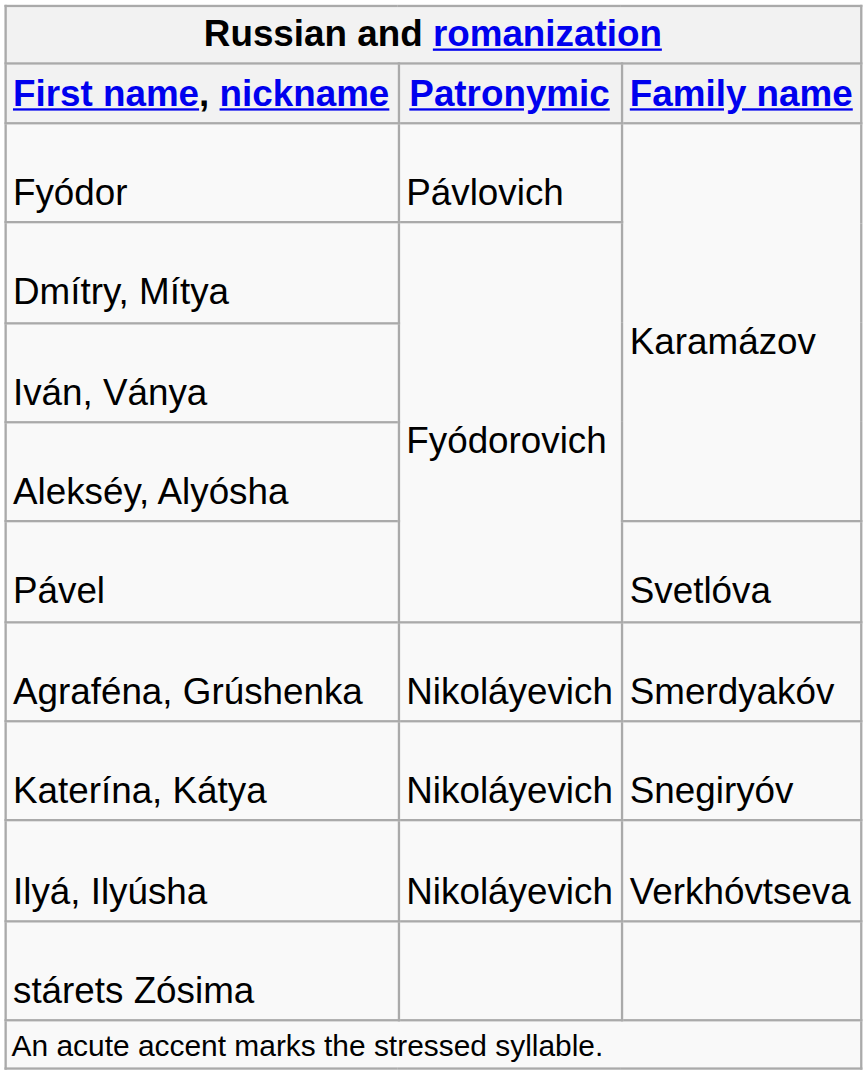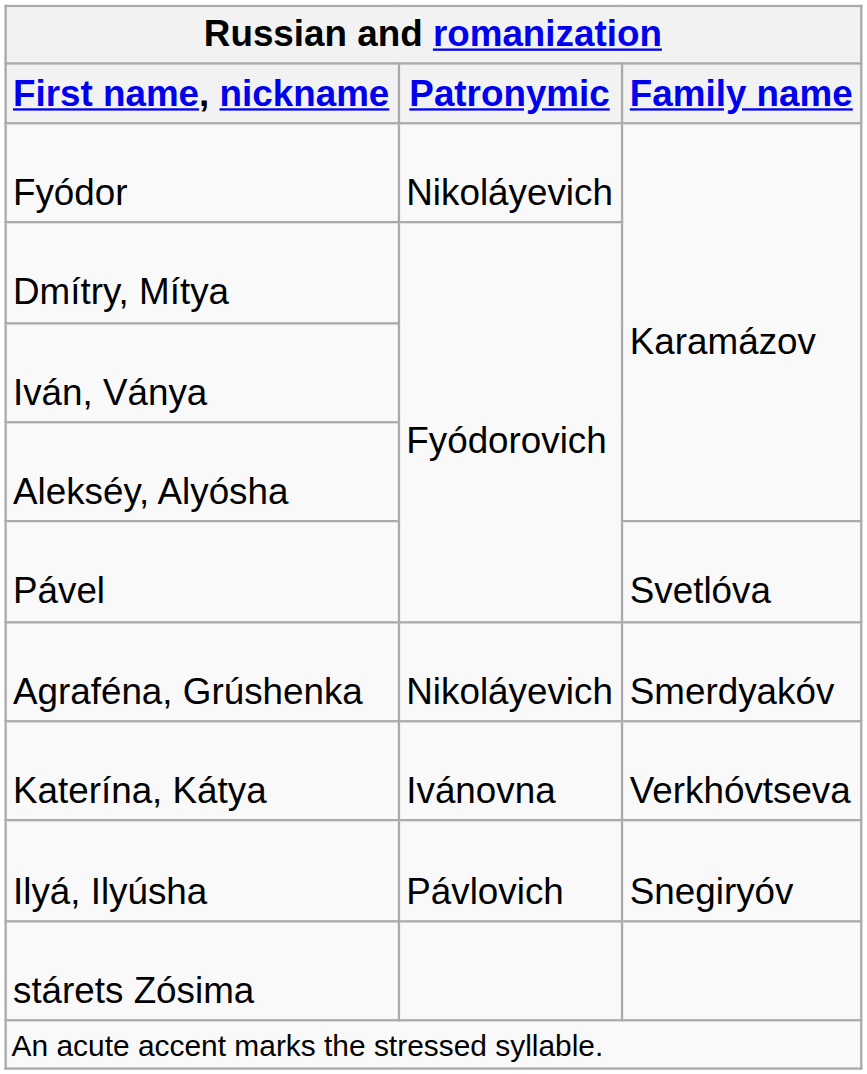(485, 192) Pávlovich -> (510, 192) Nikoláyevich
(510, 791) Nikoláyevich -> (481, 791) Ivánovna
(712, 791) Snegiryóv -> (740, 791) Verkhóvtseva
(510, 890) Nikoláyevich -> (485, 890) Pávlovich
(740, 890) Verkhóvtseva -> (712, 890) Snegiryóv
